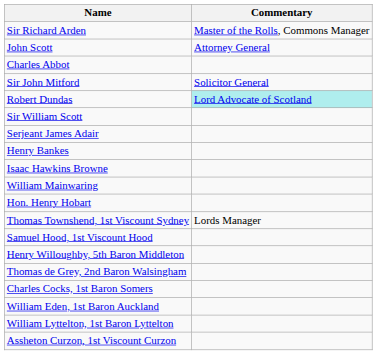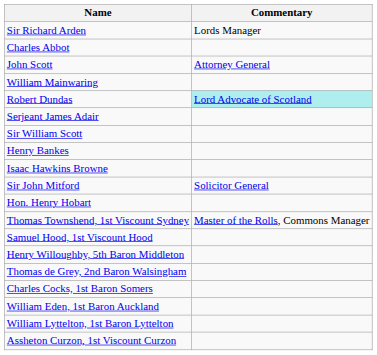(282, 30) Master of the Rolls, Commons Manager -> (227, 30) Lords Manager
rows swapped: (38, 64) <-> (30, 47)
rows swapped: (43, 82) <-> (52, 185)
rows swapped: (53, 133) <-> (45, 116)
(227, 220) Lords Manager -> (282, 220) Master of the Rolls, Commons Manager
